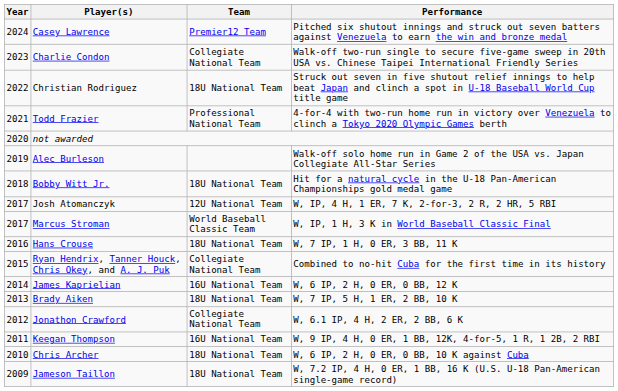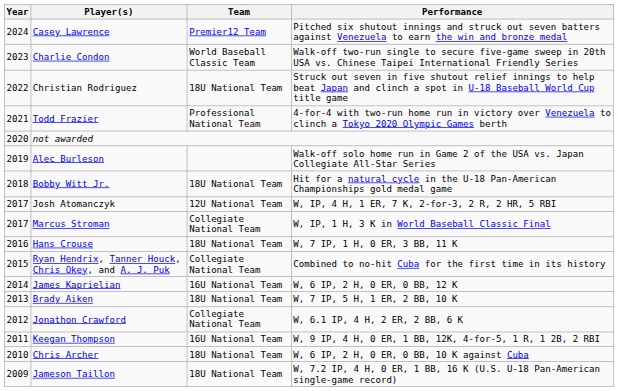(225, 57) Collegiate National Team -> (228, 57) World Baseball Classic Team
(228, 224) World Baseball Classic Team -> (225, 224) Collegiate National Team
